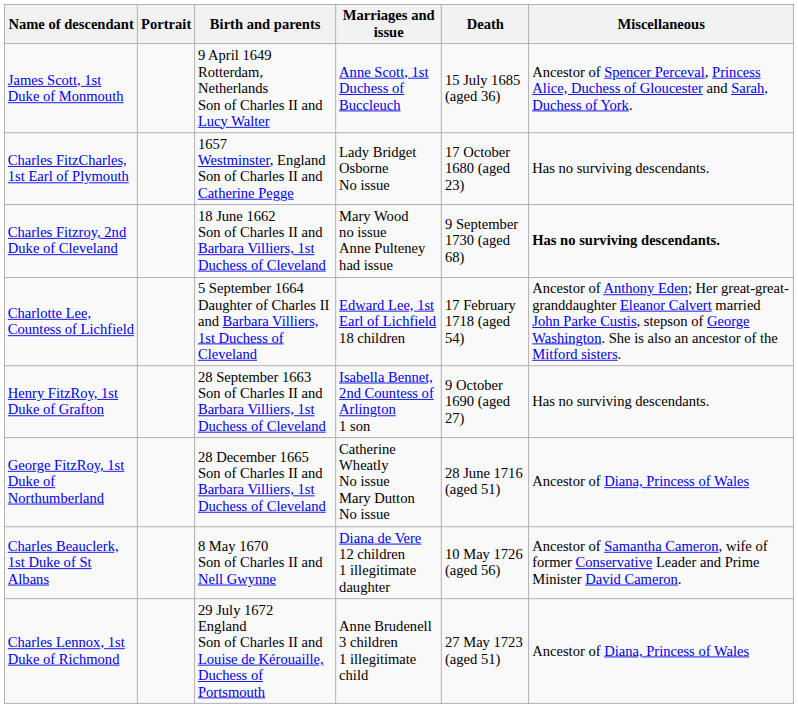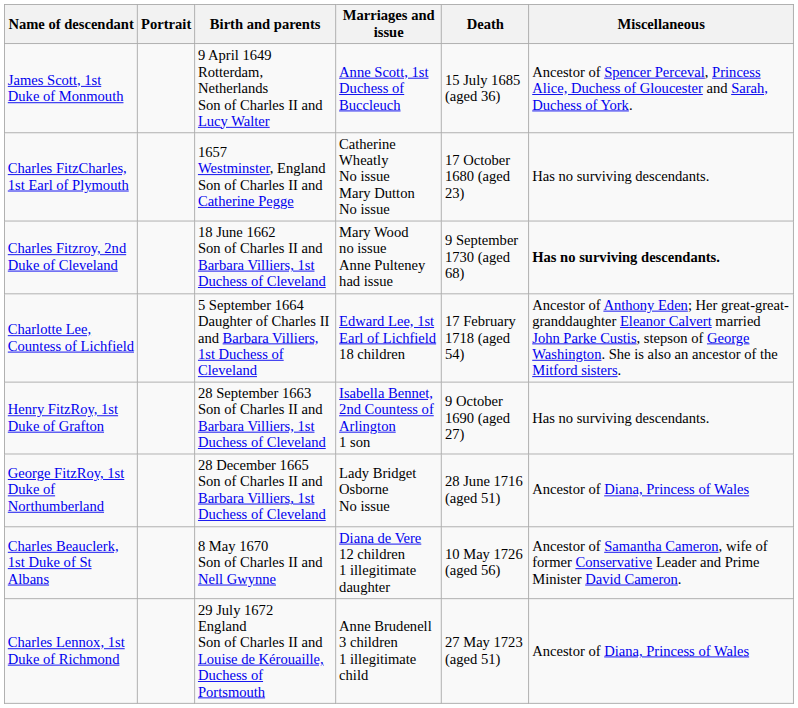(378, 168) Lady Bridget Osborne No issue -> (377, 176) Catherine Wheatly No issue Mary Dutton No issue
(377, 482) Catherine Wheatly No issue Mary Dutton No issue -> (378, 490) Lady Bridget Osborne No issue
